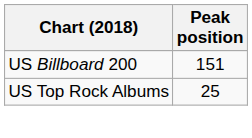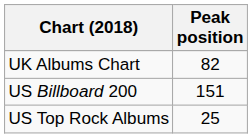+ row: (74, 64)
